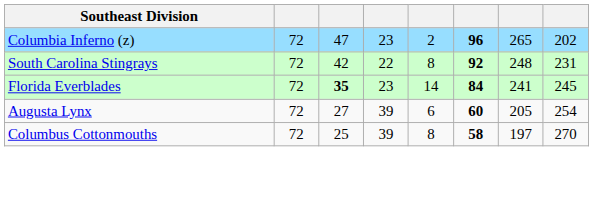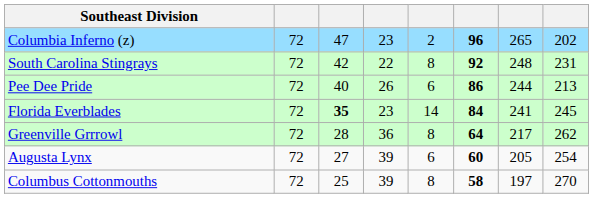+ row: (50, 87)
+ row: (65, 134)
